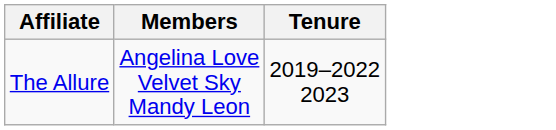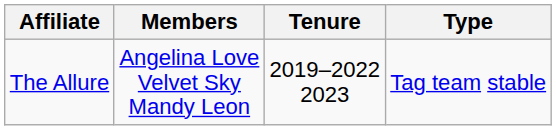+ column: (468, 22)
